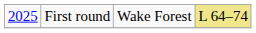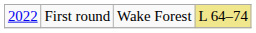(23, 16) 2025 -> (23, 16) 2022
